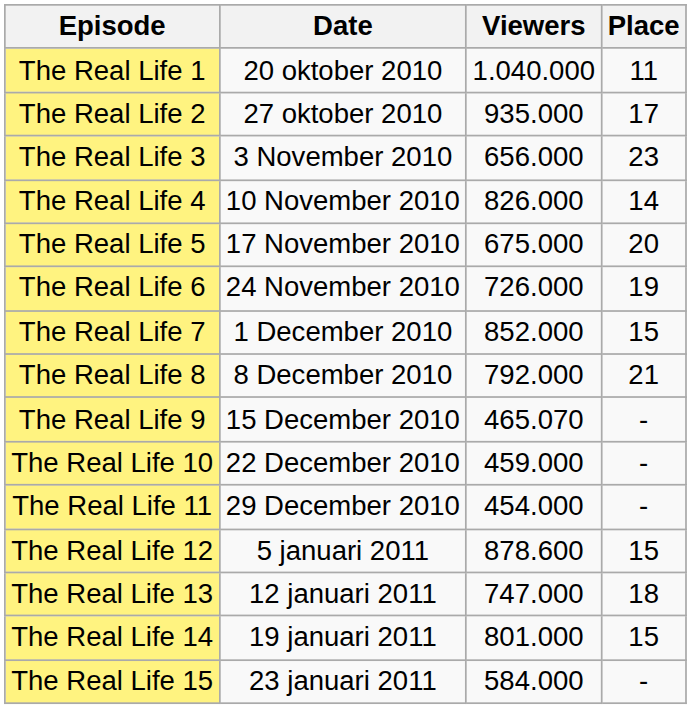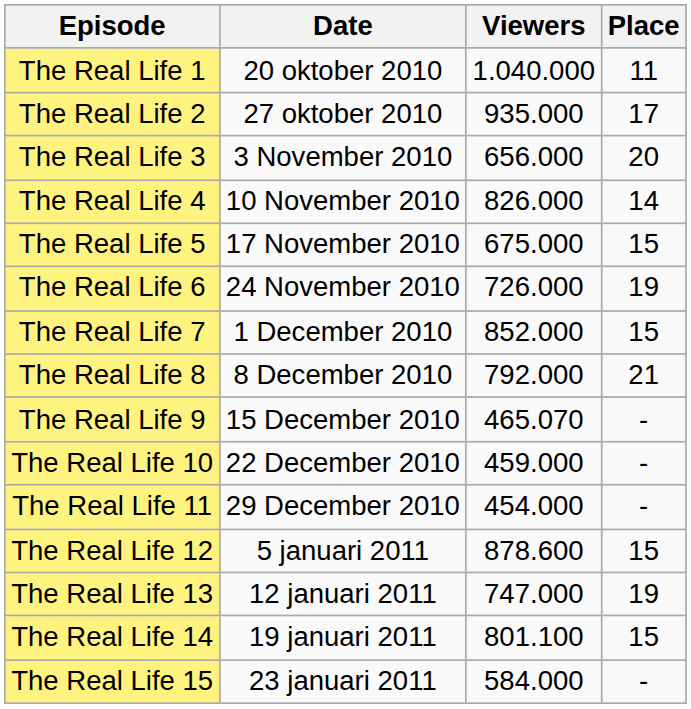(644, 157) 23 -> (644, 157) 20
(644, 244) 20 -> (644, 244) 15
(644, 593) 18 -> (644, 593) 19
(534, 637) 801.000 -> (534, 637) 801.100
